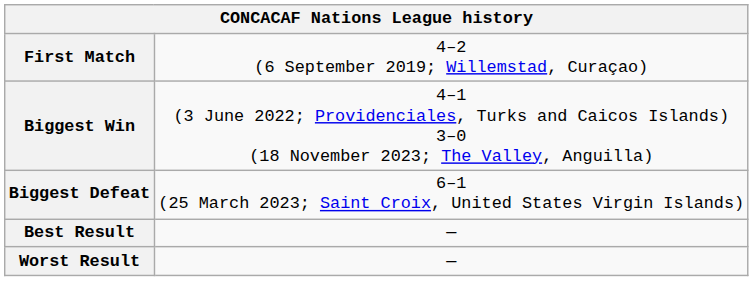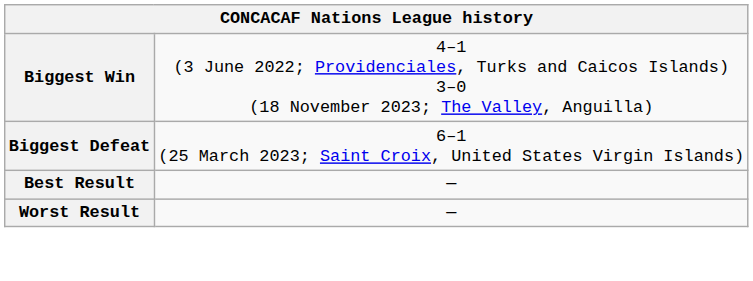- row: (79, 57)
